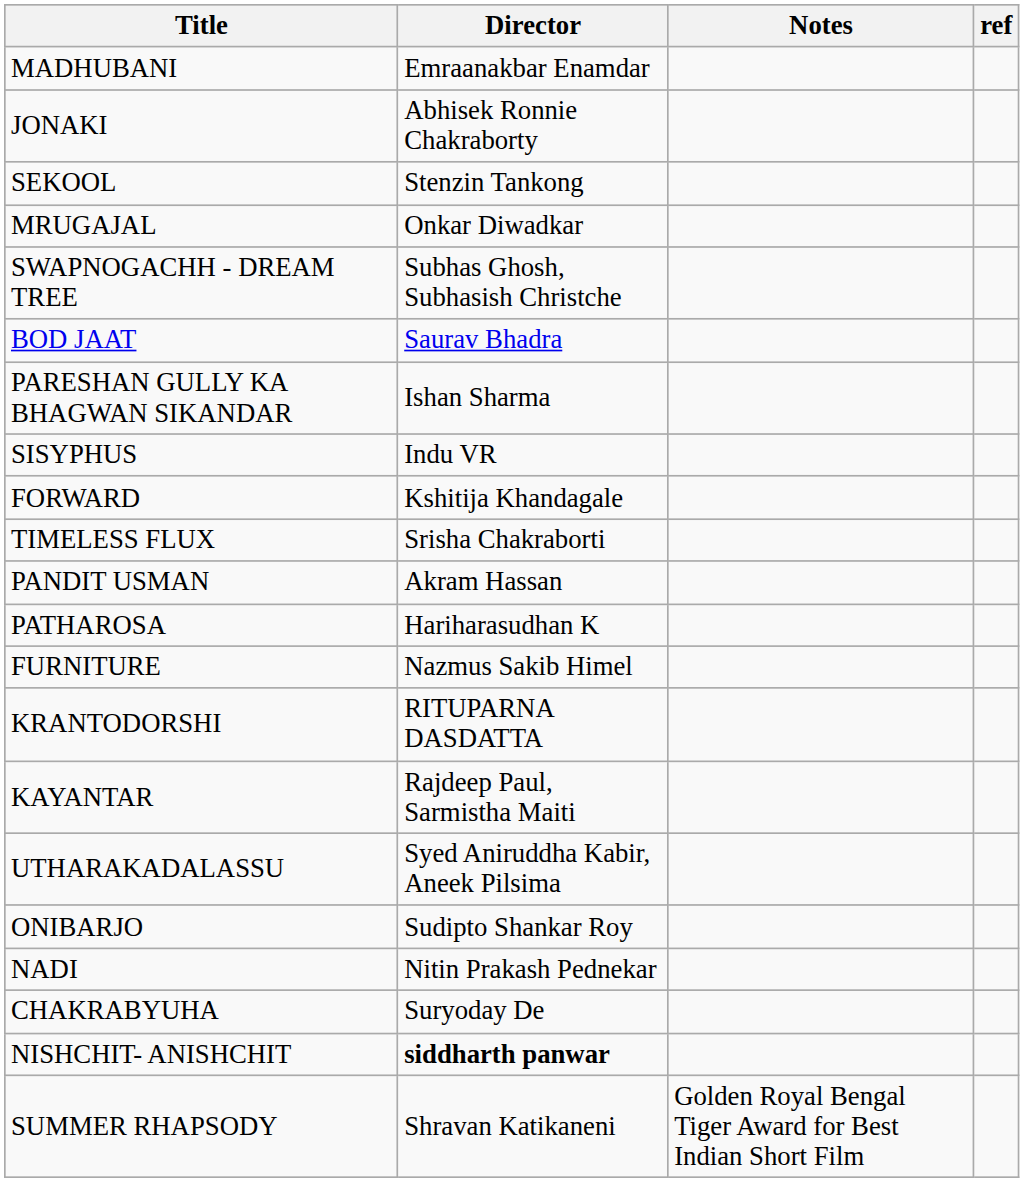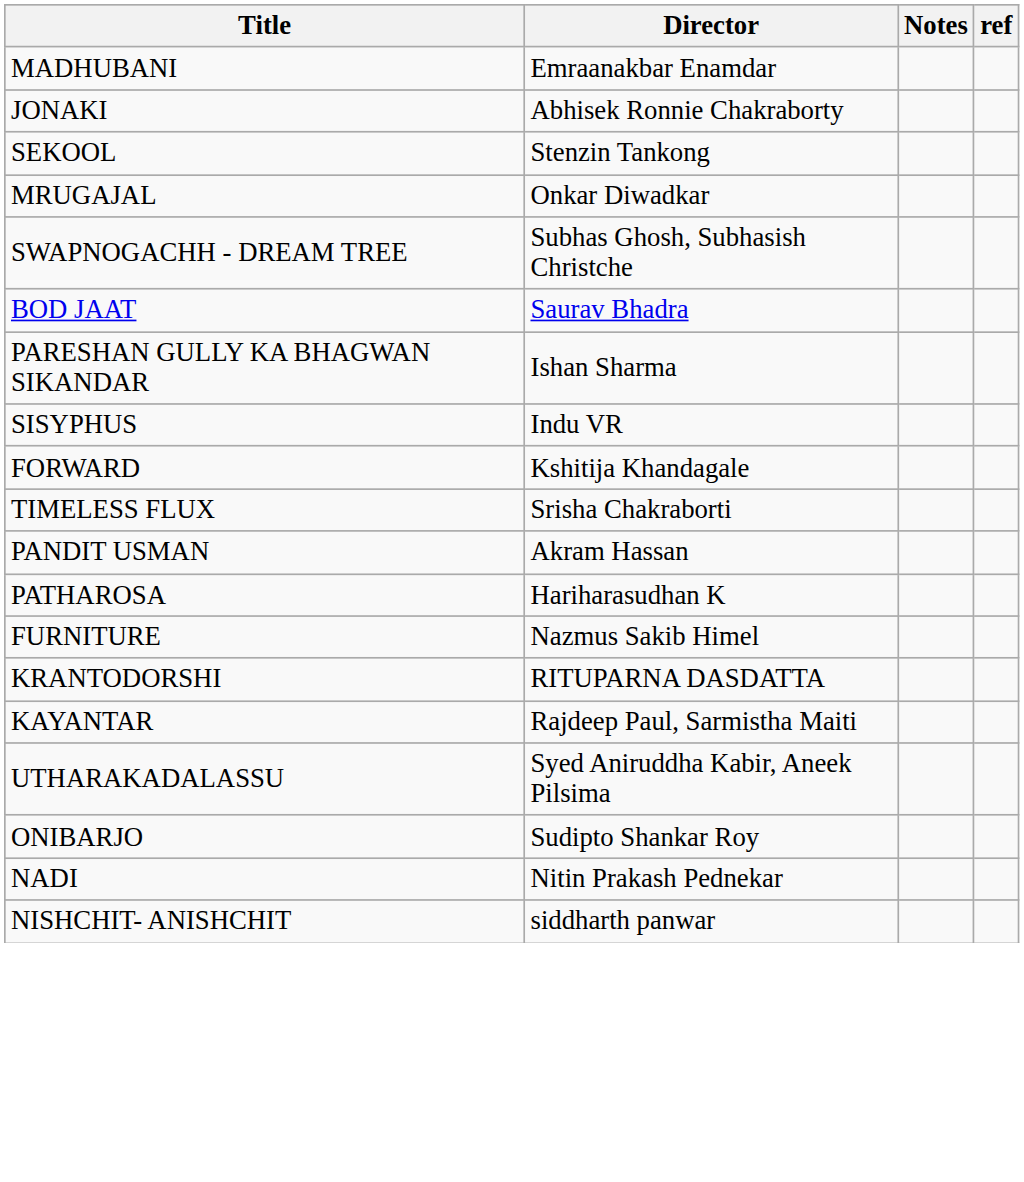- row: (115, 1011)
(507, 1053) bold -> (623, 921) normal
- row: (144, 1126)
